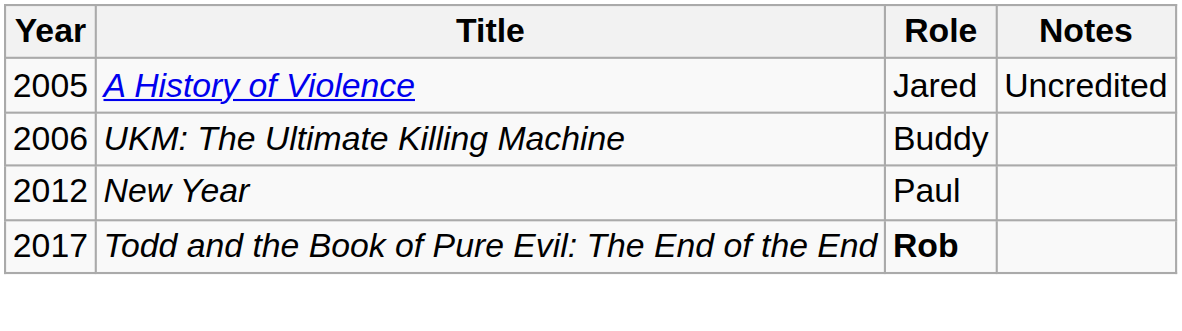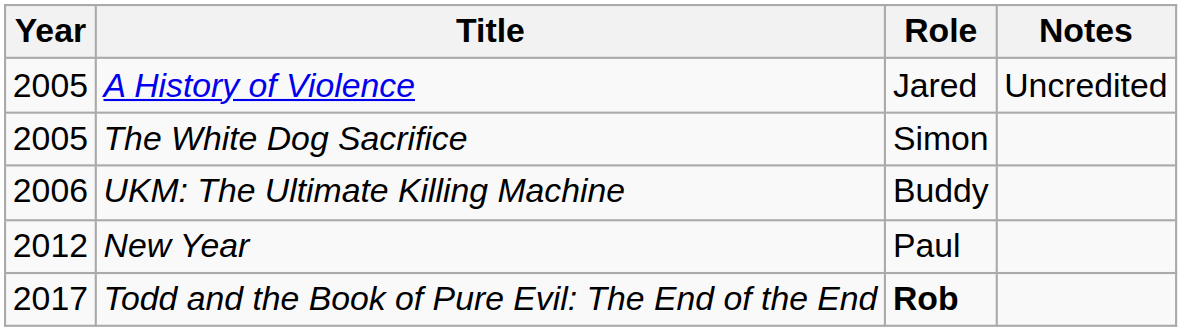+ row: (286, 138)
